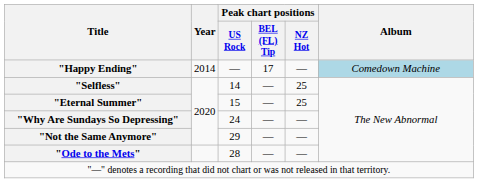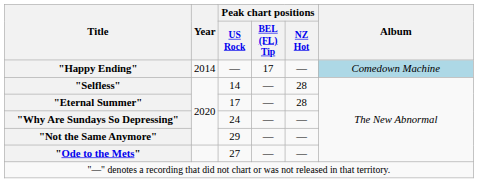(302, 85) 25 -> (302, 85) 28
(235, 102) 15 -> (235, 102) 17
(302, 102) 25 -> (302, 102) 28
(235, 153) 28 -> (235, 153) 27
